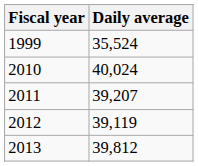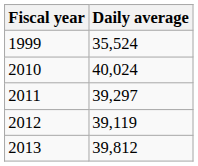(115, 95) 39,207 -> (115, 95) 39,297
